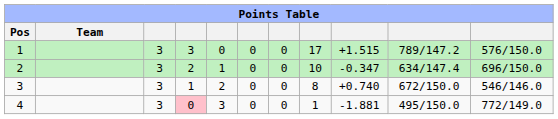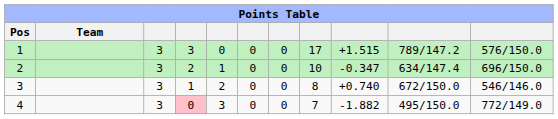(315, 105) 1 -> (315, 105) 7
(359, 105) -1.881 -> (359, 105) -1.882
